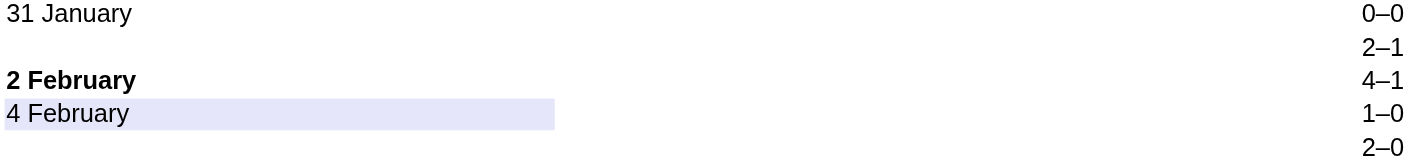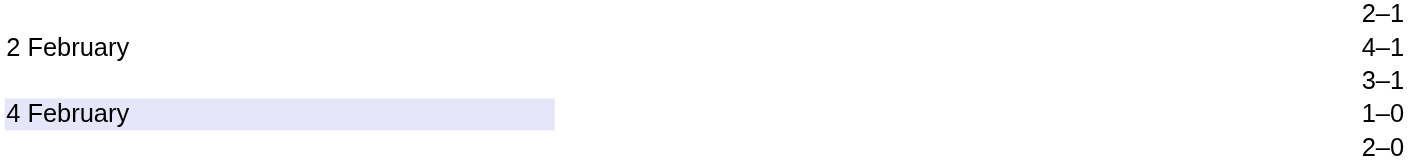- row: (1383, 13)
(71, 80) bold -> (68, 47) normal
+ row: (1383, 80)
